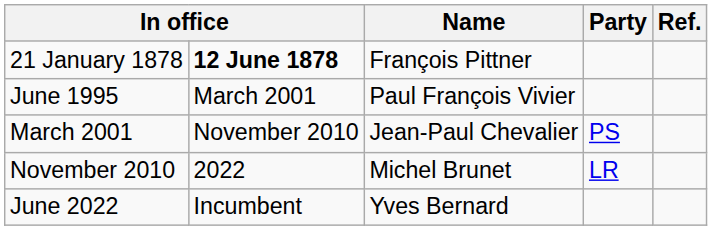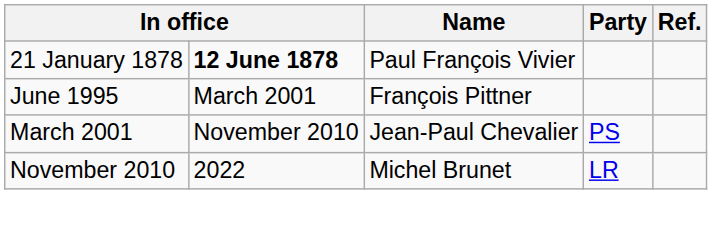(451, 59) François Pittner -> (472, 59) Paul François Vivier
(472, 96) Paul François Vivier -> (451, 96) François Pittner
- row: (64, 206)
